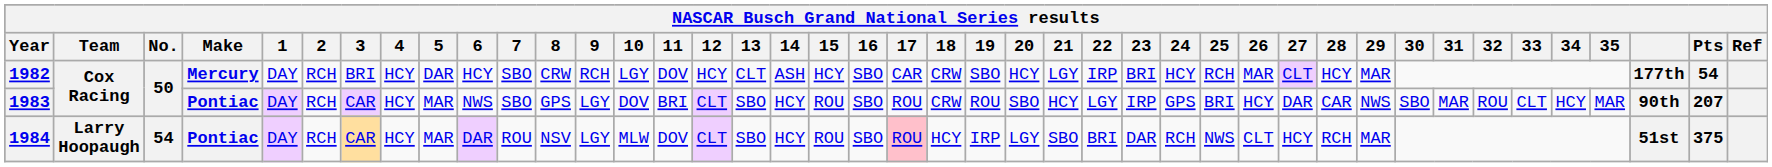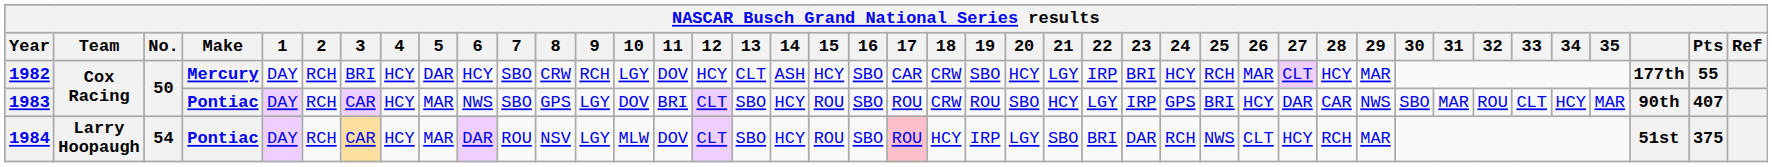(1708, 74) 54 -> (1708, 74) 55
(1708, 101) 207 -> (1708, 101) 407
